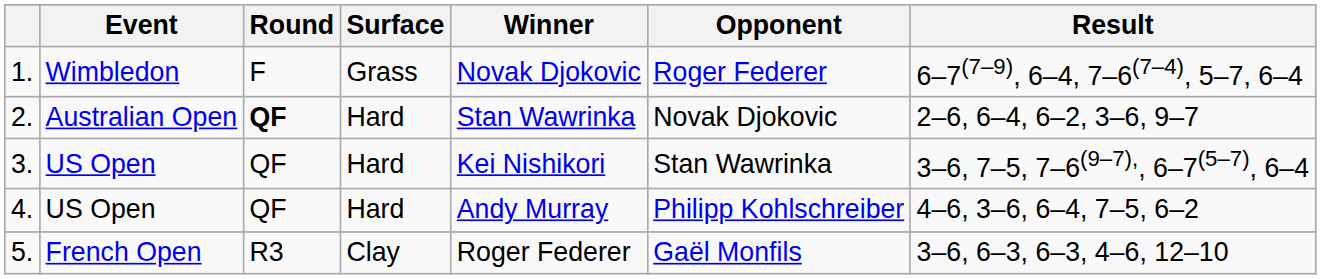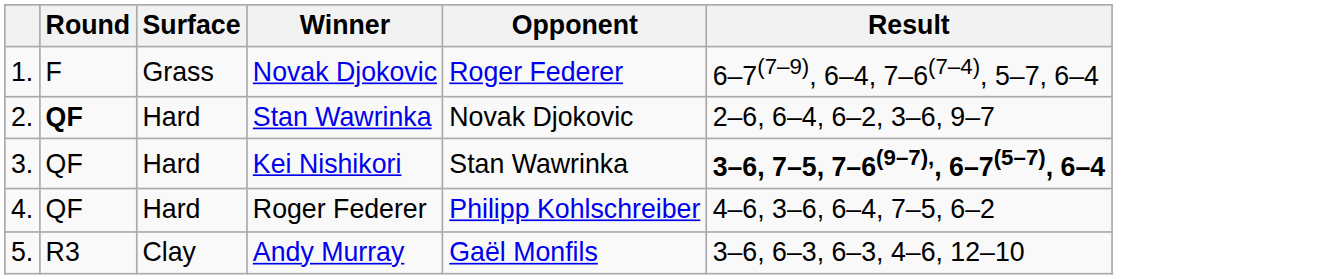- column: (141, 25)
(1113, 163) normal -> (909, 163) bold
(533, 209) Andy Murray -> (340, 209) Roger Federer
(544, 252) Roger Federer -> (329, 252) Andy Murray
